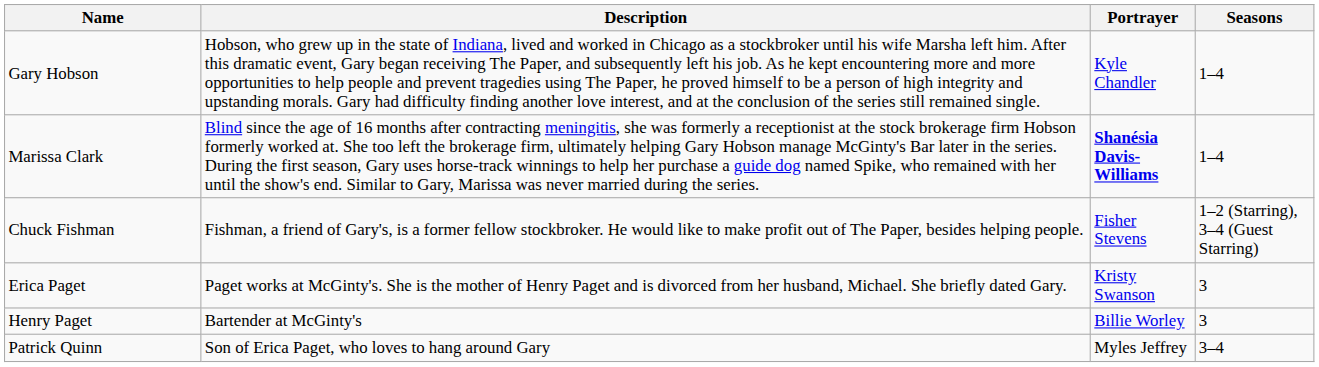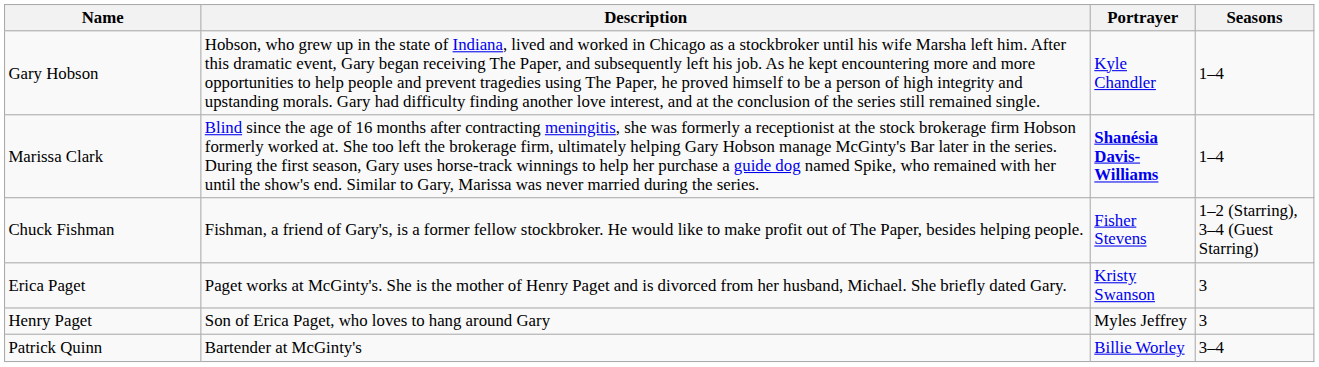(283, 321) Bartender at McGinty's -> (377, 321) Son of Erica Paget, who loves to hang around Gary
(1139, 321) Billie Worley -> (1141, 321) Myles Jeffrey
(377, 347) Son of Erica Paget, who loves to hang around Gary -> (283, 347) Bartender at McGinty's
(1141, 347) Myles Jeffrey -> (1139, 347) Billie Worley
